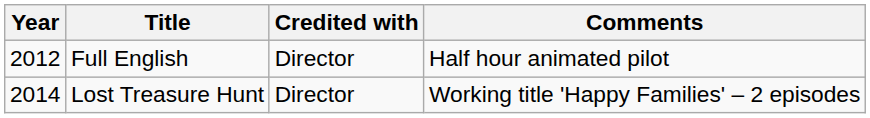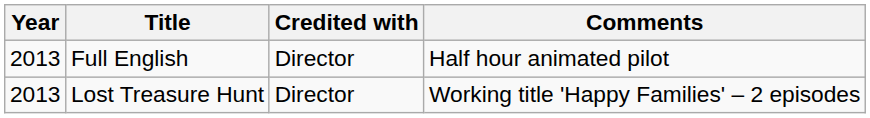(35, 58) 2012 -> (35, 58) 2013
(35, 94) 2014 -> (35, 94) 2013
